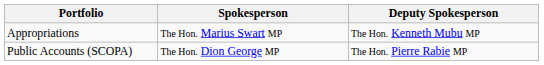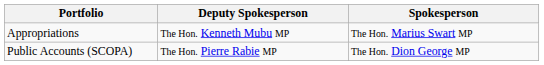columns swapped: (253, 13) <-> (444, 13)
